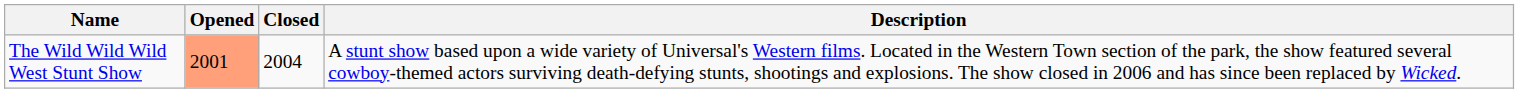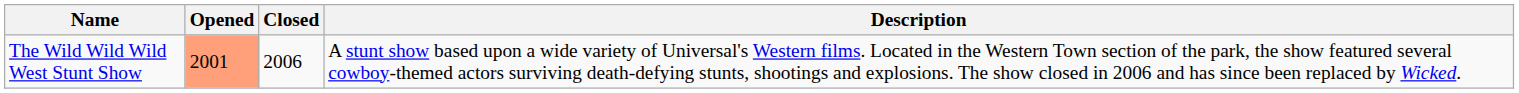(283, 61) 2004 -> (283, 61) 2006
